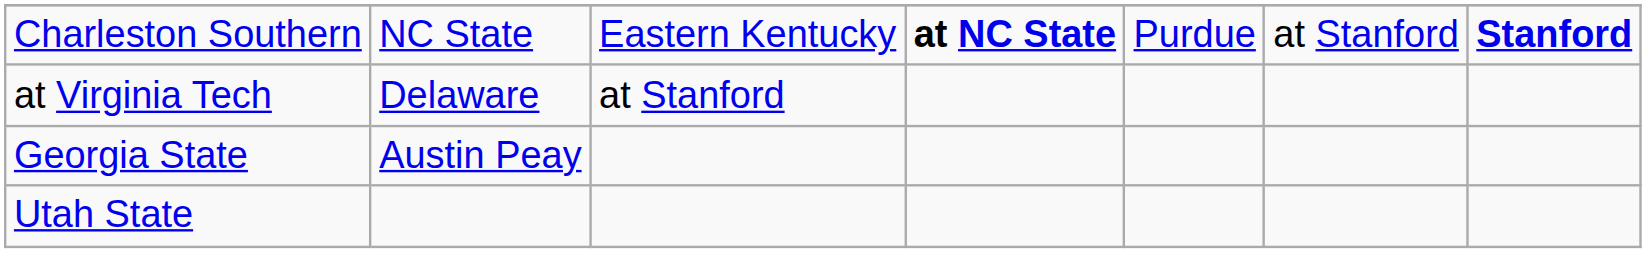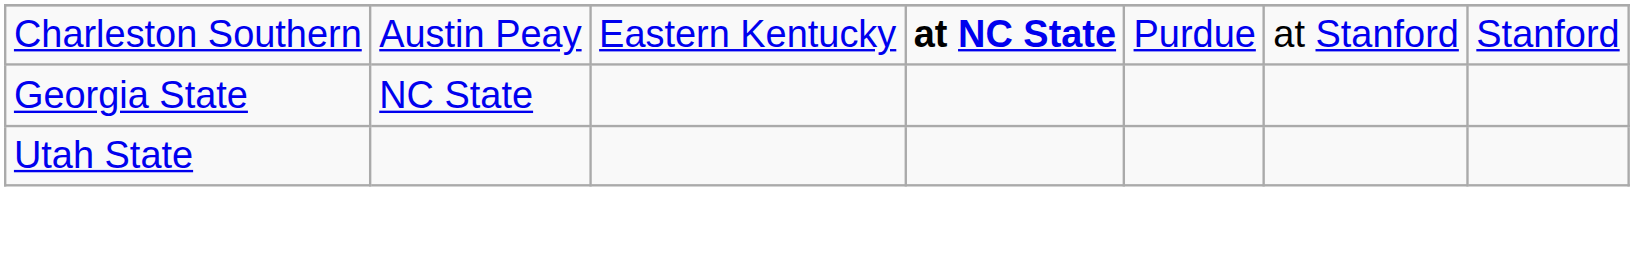(456, 34) NC State -> (480, 34) Austin Peay
(1554, 34) bold -> (1548, 34) normal
- row: (143, 94)
(480, 154) Austin Peay -> (456, 94) NC State
